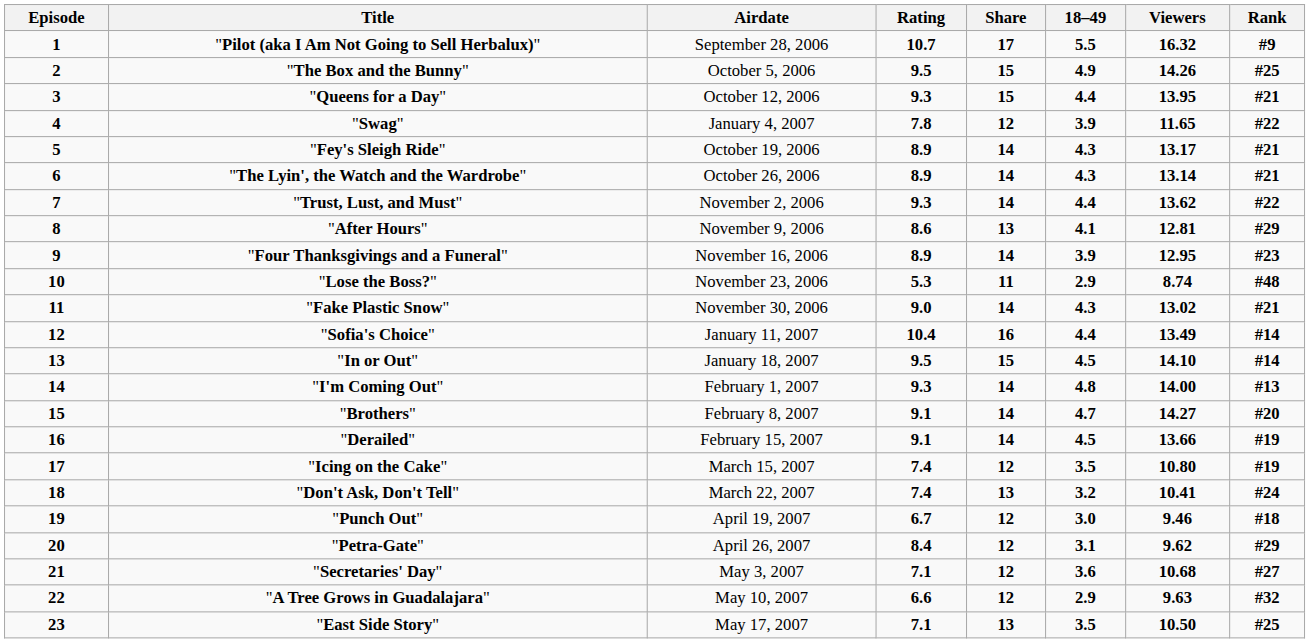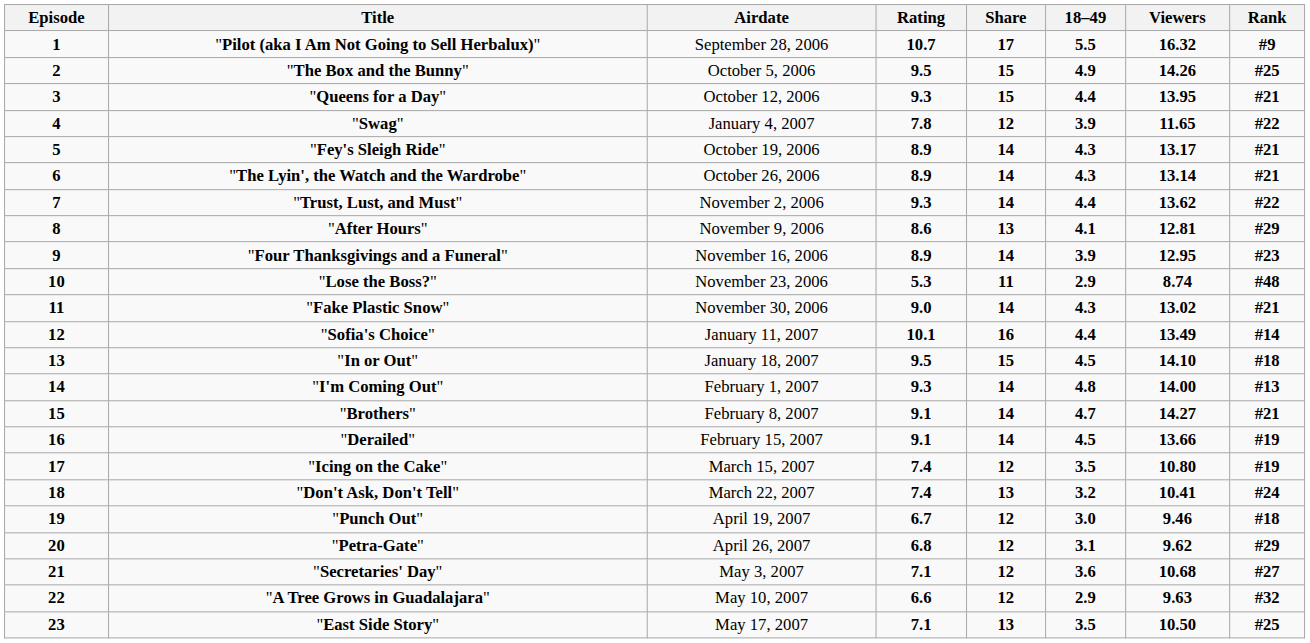(921, 334) 10.4 -> (921, 334) 10.1
(1267, 360) #14 -> (1267, 360) #18
(1267, 413) #20 -> (1267, 413) #21
(921, 545) 8.4 -> (921, 545) 6.8
